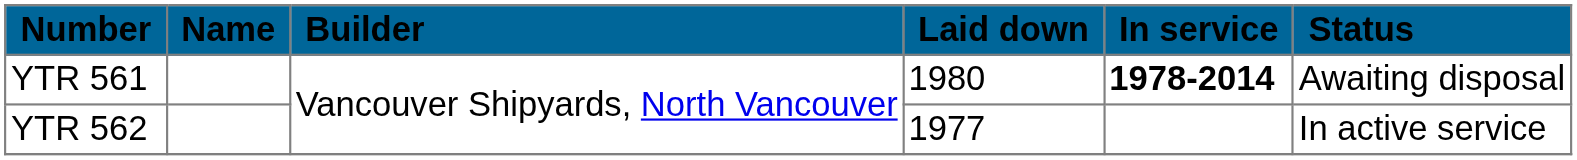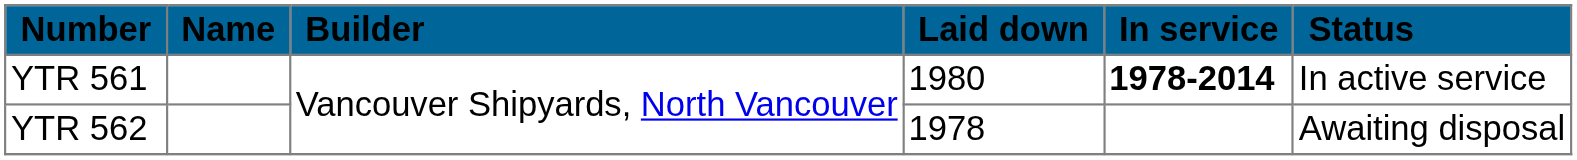(1432, 79) Awaiting disposal -> (1423, 79) In active service
(947, 128) 1977 -> (947, 128) 1978
(1423, 128) In active service -> (1432, 128) Awaiting disposal
